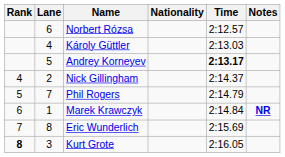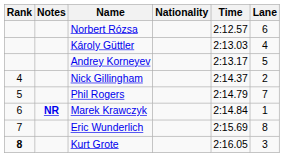columns swapped: (49, 12) <-> (263, 12)
(226, 62) bold -> (231, 62) normal
